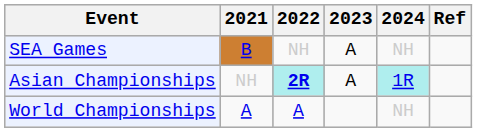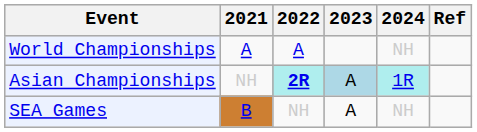rows swapped: (58, 50) <-> (112, 111)
(351, 81) no background -> (351, 81) lightblue background
